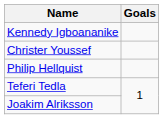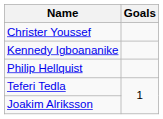rows swapped: (63, 31) <-> (49, 50)
